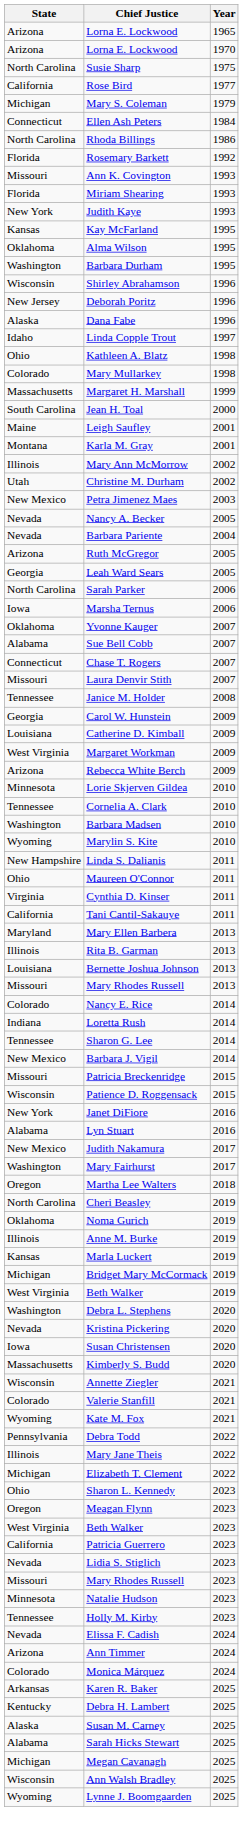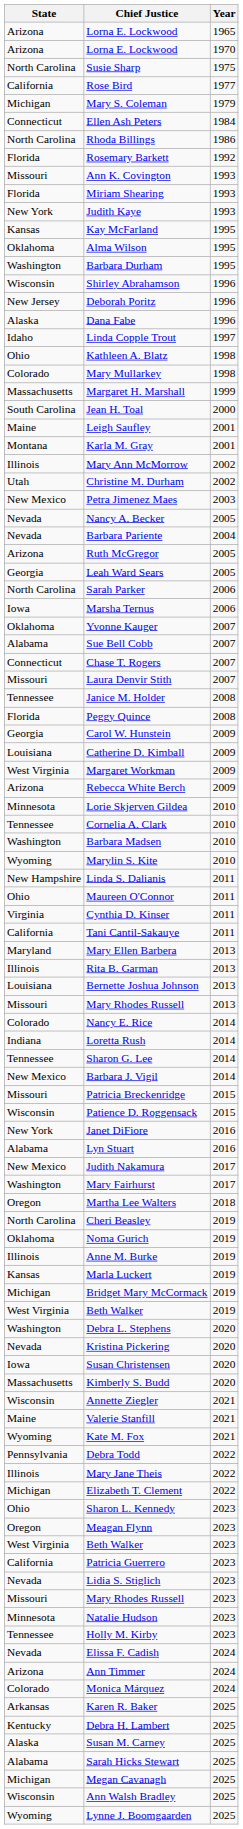+ row: (118, 716)
(28, 1400) Colorado -> (21, 1418) Maine
